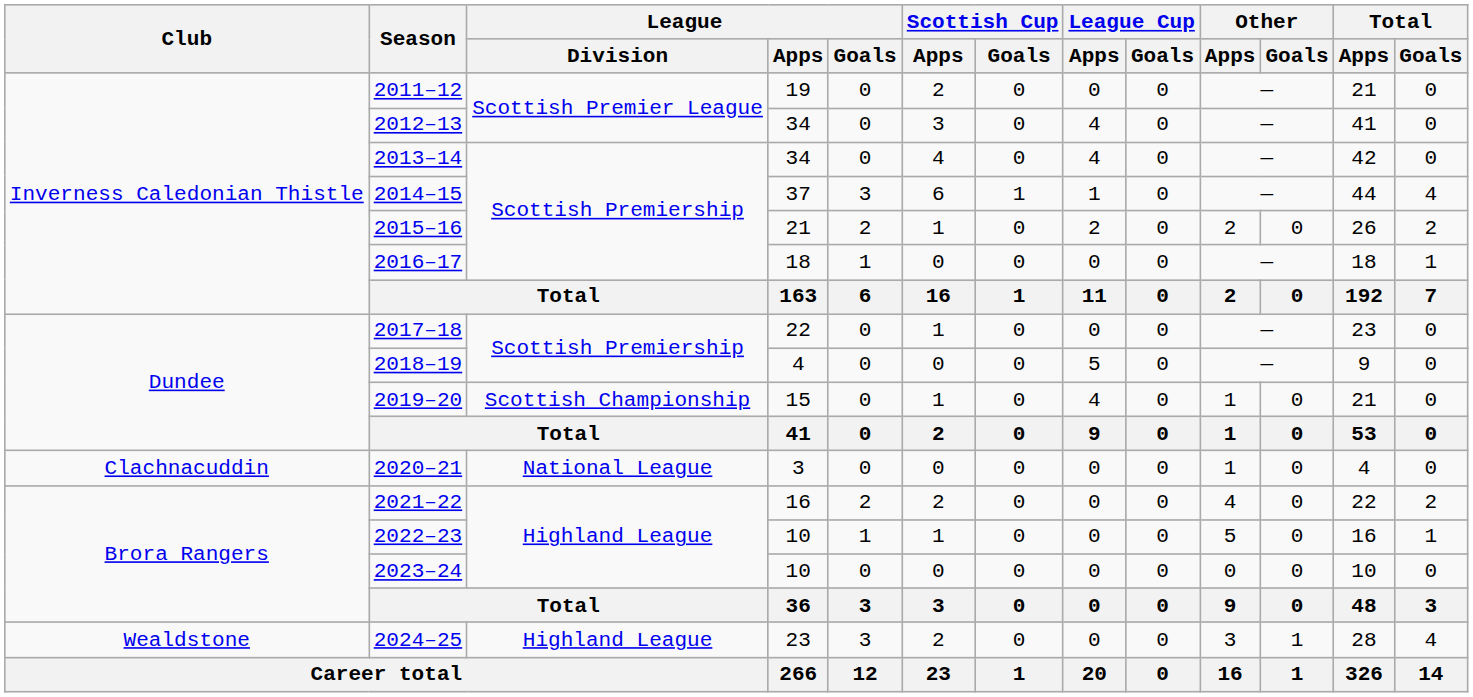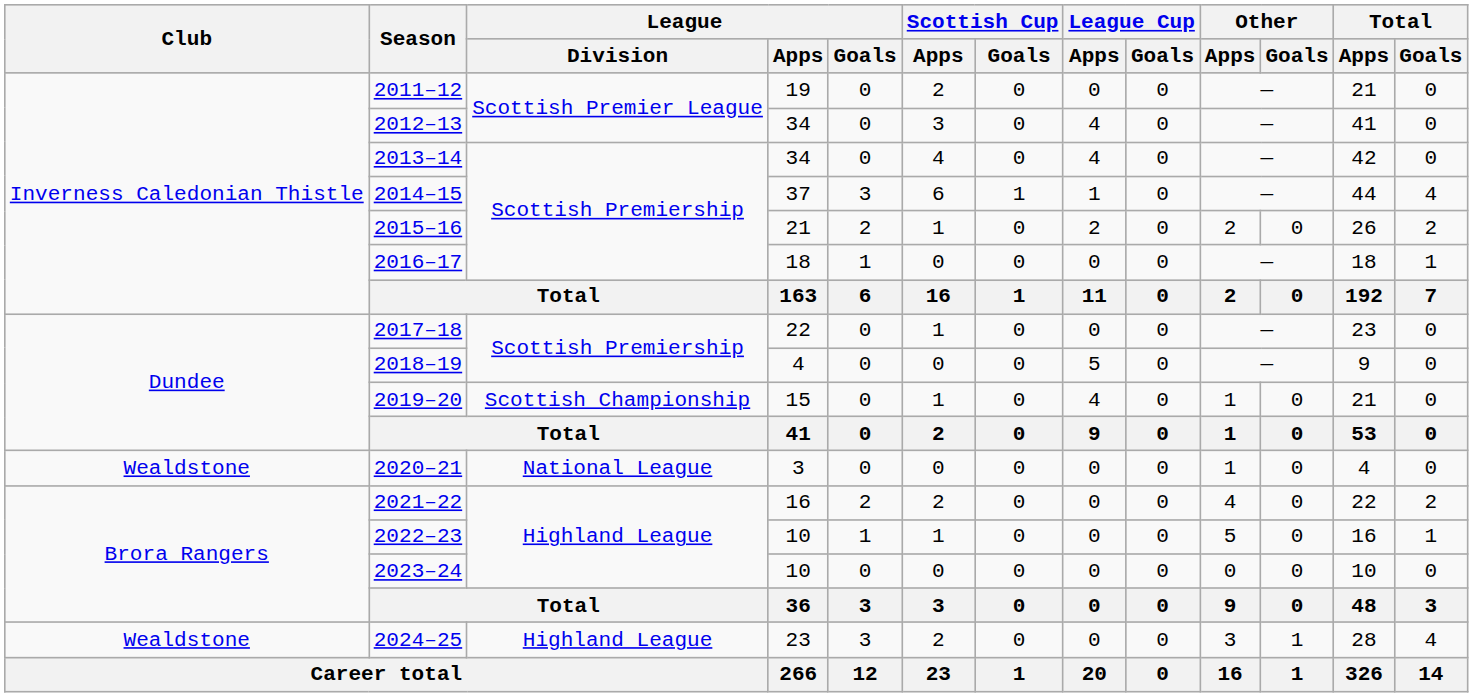(187, 468) Clachnacuddin -> (187, 468) Wealdstone
